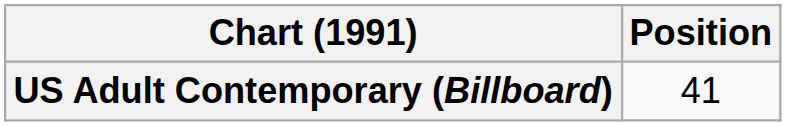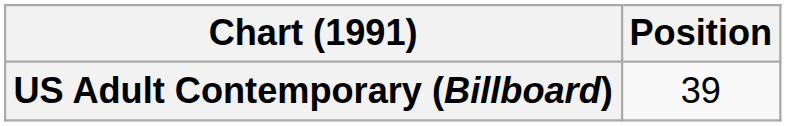(701, 90) 41 -> (701, 90) 39
